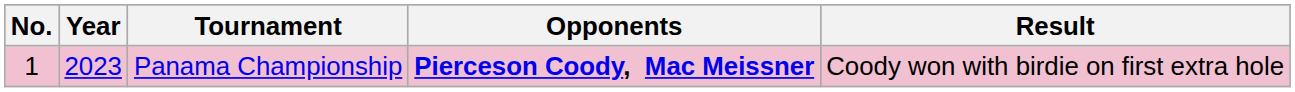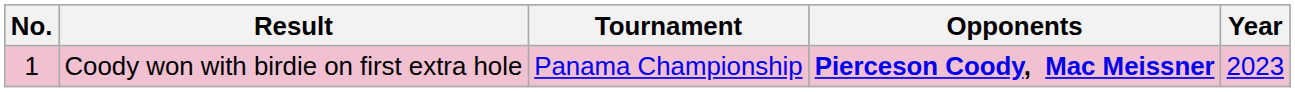columns swapped: (93, 25) <-> (1055, 25)
